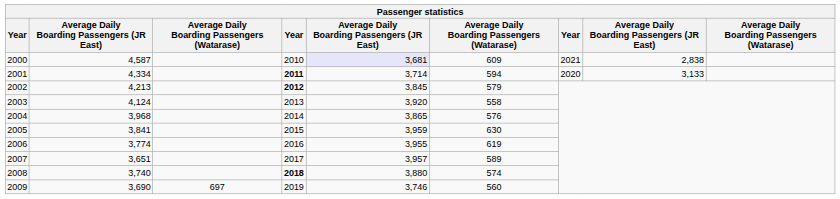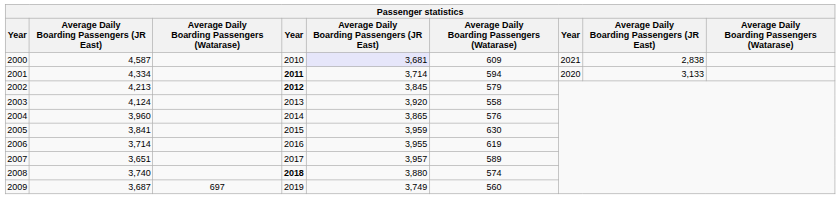(139, 116) 3,968 -> (139, 116) 3,960
(139, 144) 3,774 -> (139, 144) 3,714
(139, 186) 3,690 -> (139, 186) 3,687
(416, 186) 3,746 -> (416, 186) 3,749
